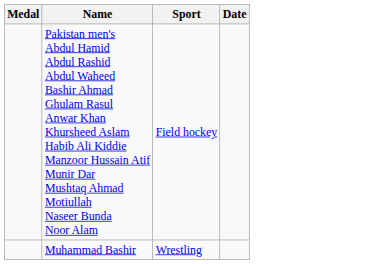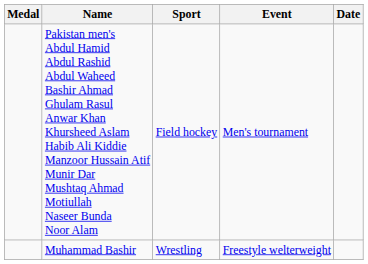+ column: (277, 14)
